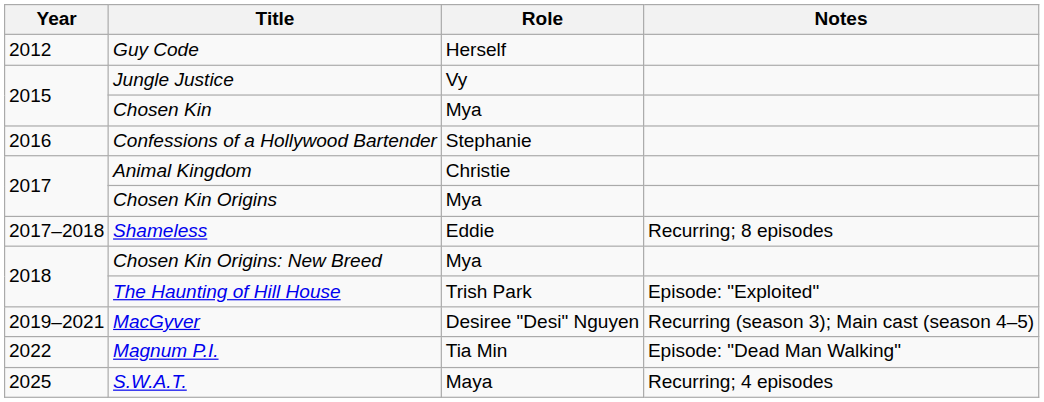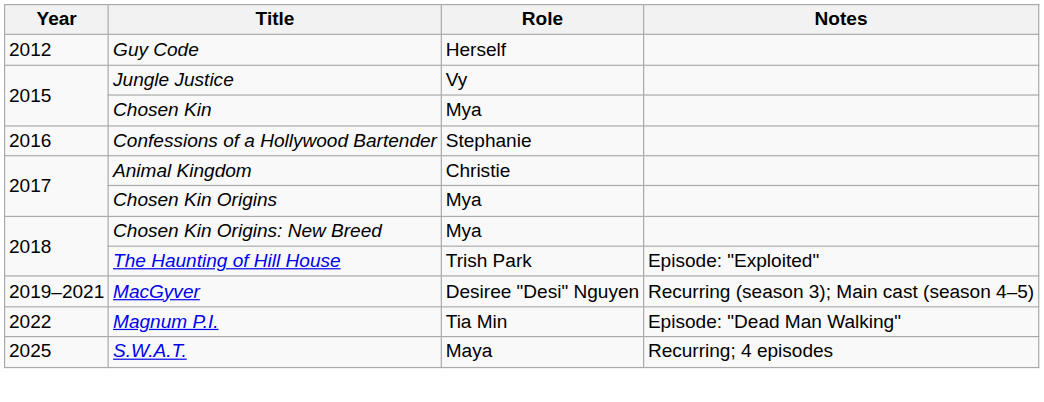- row: (160, 230)
